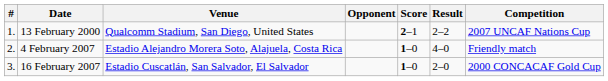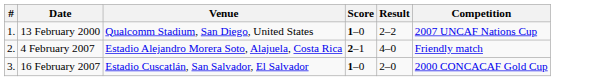- column: (371, 13)
(409, 31) 2–1 -> (356, 31) 1–0
(409, 48) 1–0 -> (356, 48) 2–1
